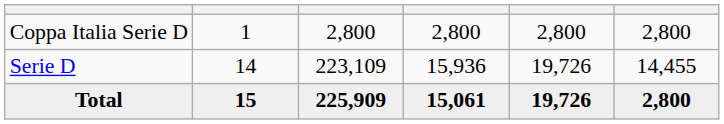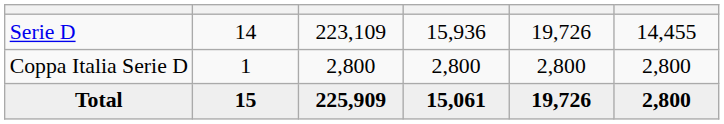rows swapped: (43, 66) <-> (99, 31)
